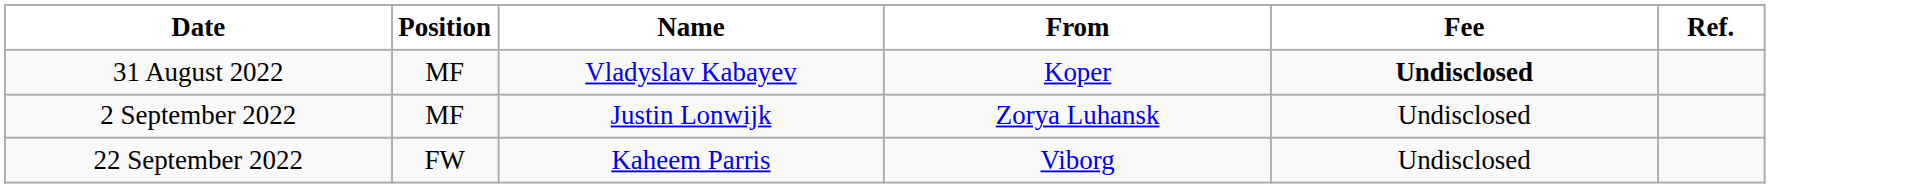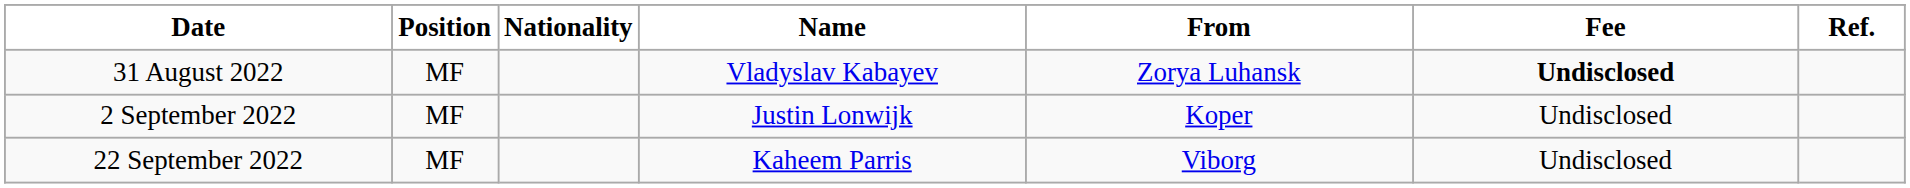+ column: (568, 27)
(1078, 71) Koper -> (1219, 71) Zorya Luhansk
(1078, 115) Zorya Luhansk -> (1219, 115) Koper
(445, 160) FW -> (445, 160) MF
